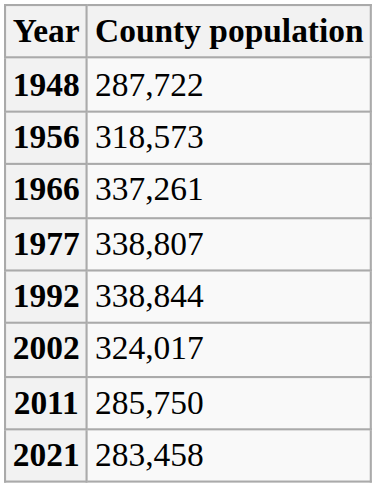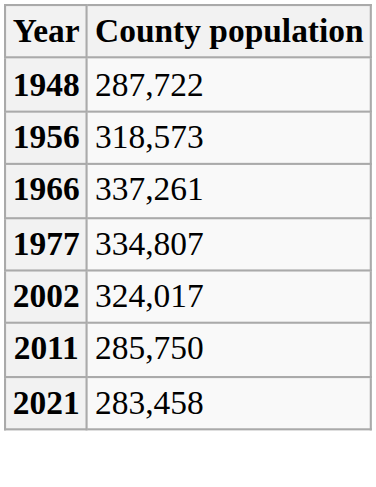(149, 243) 338,807 -> (149, 243) 334,807
- row: (46, 296)
